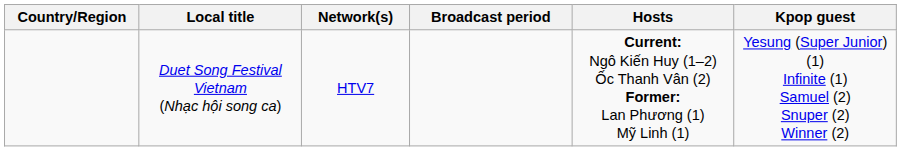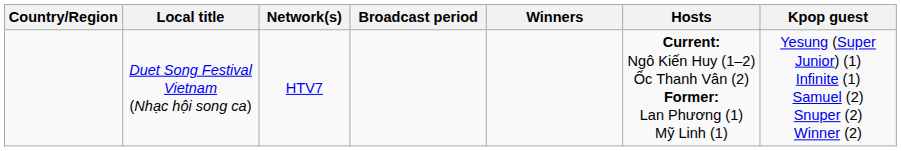+ column: (555, 17)
